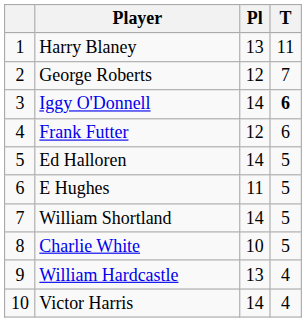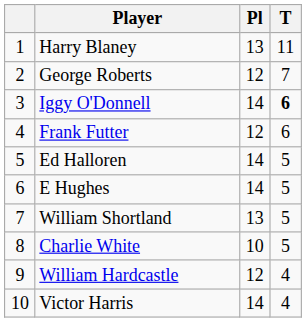(255, 189) 11 -> (255, 189) 14
(255, 217) 14 -> (255, 217) 13
(255, 274) 13 -> (255, 274) 12
